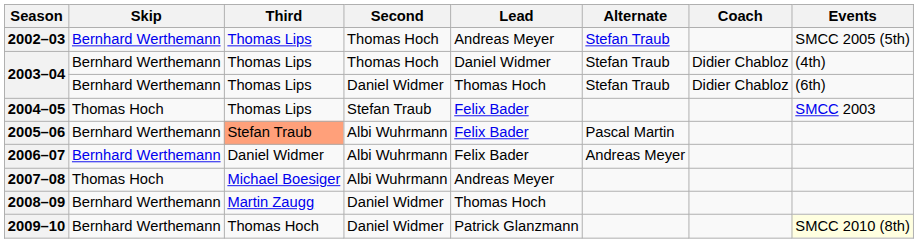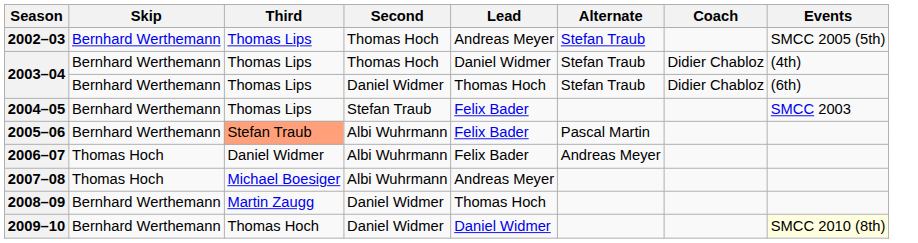(118, 109) Thomas Hoch -> (146, 109) Bernhard Werthemann
(146, 156) Bernhard Werthemann -> (118, 156) Thomas Hoch
(516, 226) Patrick Glanzmann -> (503, 226) Daniel Widmer
